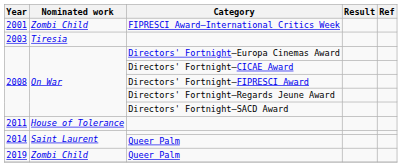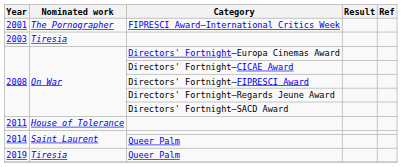(60, 25) Zombi Child -> (72, 25) The Pornographer
(60, 155) Zombi Child -> (49, 155) Tiresia
